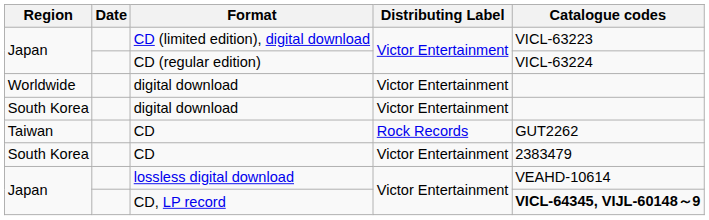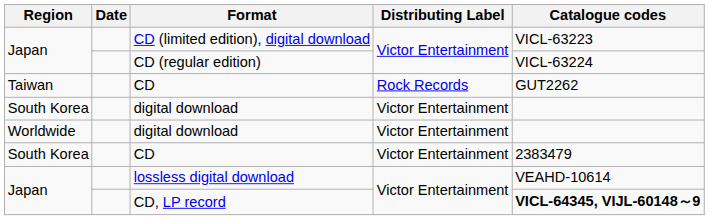rows swapped: (30, 131) <-> (42, 85)
